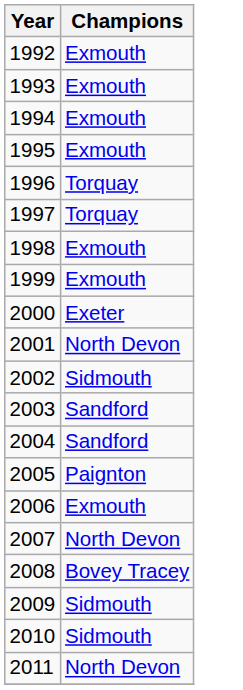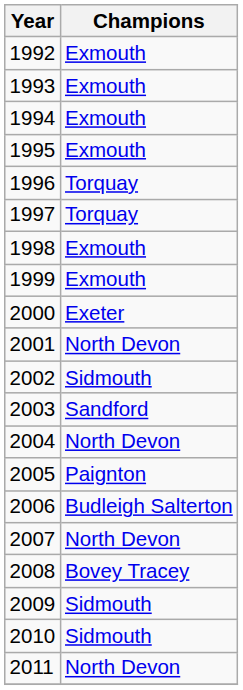(107, 441) Sandford -> (123, 441) North Devon
(106, 506) Exmouth -> (149, 506) Budleigh Salterton
